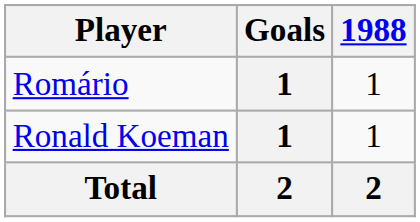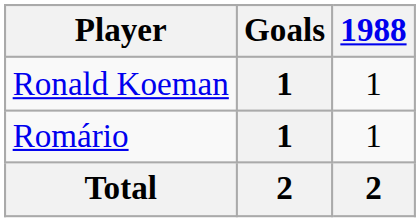rows swapped: (121, 135) <-> (71, 83)
